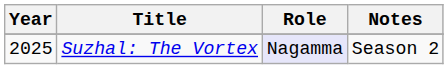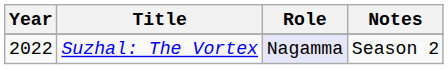(31, 49) 2025 -> (31, 49) 2022
